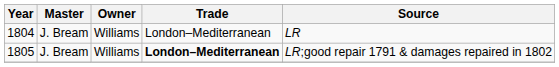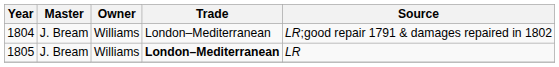(293, 33) LR -> (419, 33) LR;good repair 1791 & damages repaired in 1802
(419, 52) LR;good repair 1791 & damages repaired in 1802 -> (293, 52) LR
